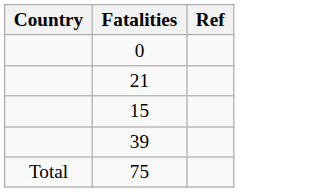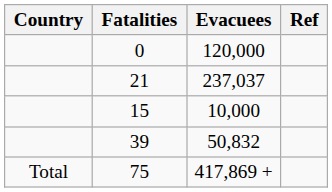+ column: (234, 19)
